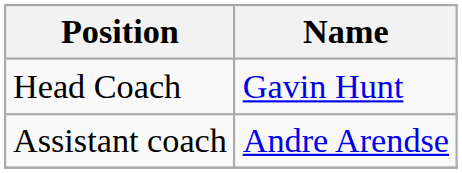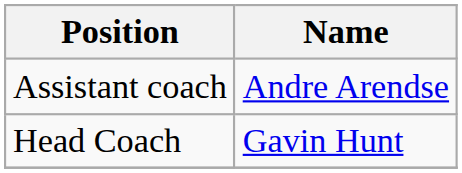rows swapped: (97, 85) <-> (120, 140)
